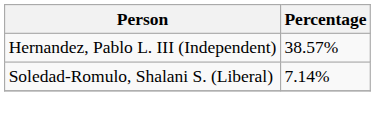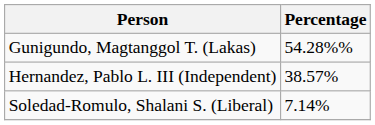+ row: (132, 47)
